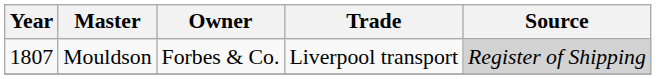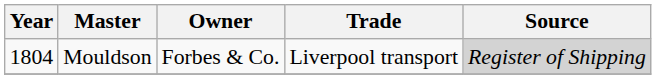(31, 56) 1807 -> (31, 56) 1804
